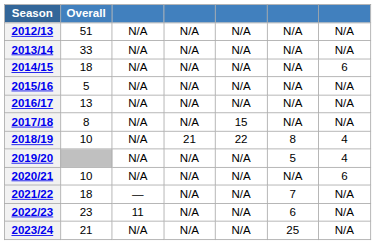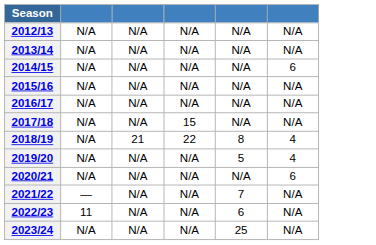- column: (86, 13)
